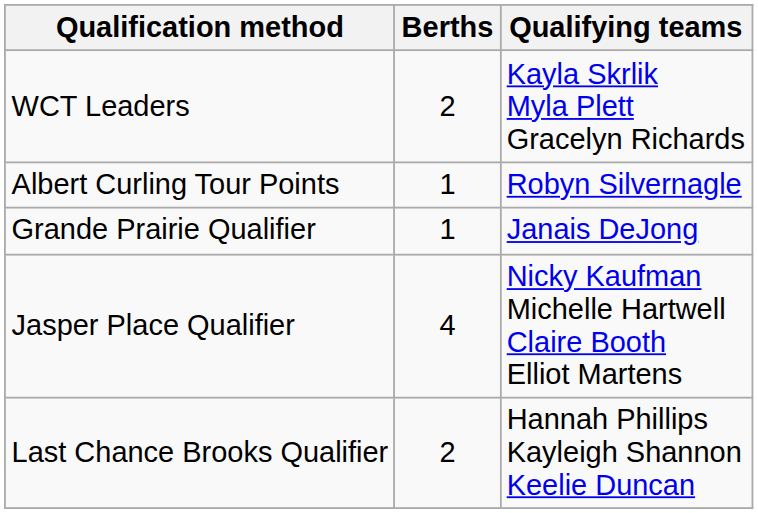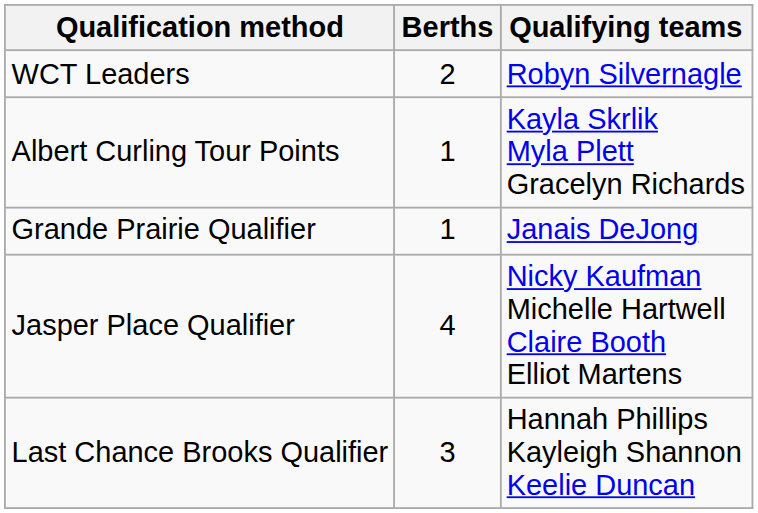(626, 105) Kayla Skrlik Myla Plett Gracelyn Richards -> (624, 73) Robyn Silvernagle
(624, 184) Robyn Silvernagle -> (626, 151) Kayla Skrlik Myla Plett Gracelyn Richards
(447, 452) 2 -> (447, 452) 3
